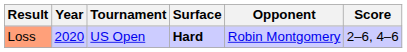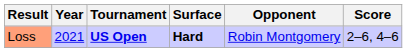(69, 36) 2020 -> (69, 36) 2021
(118, 36) normal -> (119, 36) bold
